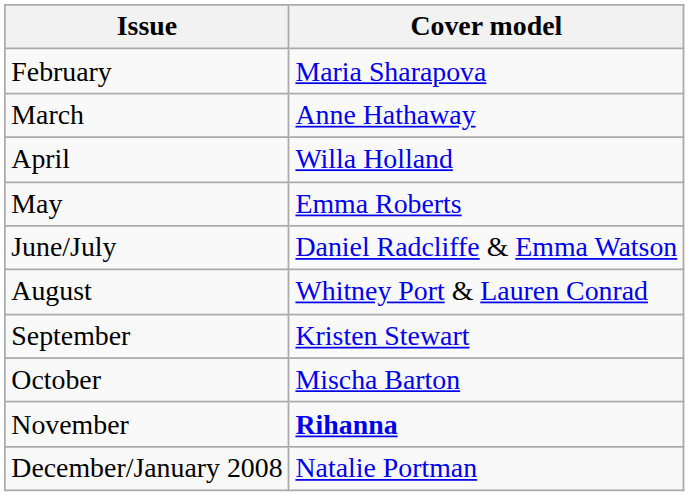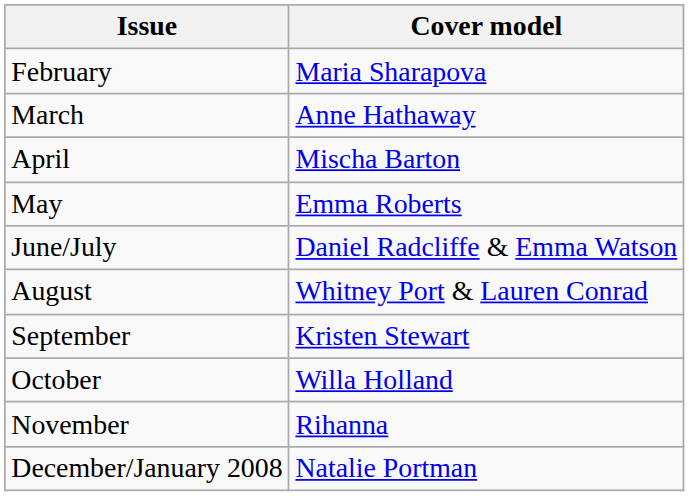(374, 159) Willa Holland -> (378, 159) Mischa Barton
(378, 379) Mischa Barton -> (374, 379) Willa Holland
(347, 423) bold -> (342, 423) normal
